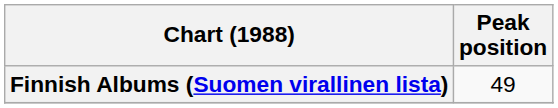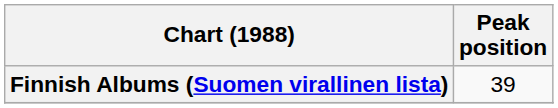(503, 84) 49 -> (503, 84) 39
